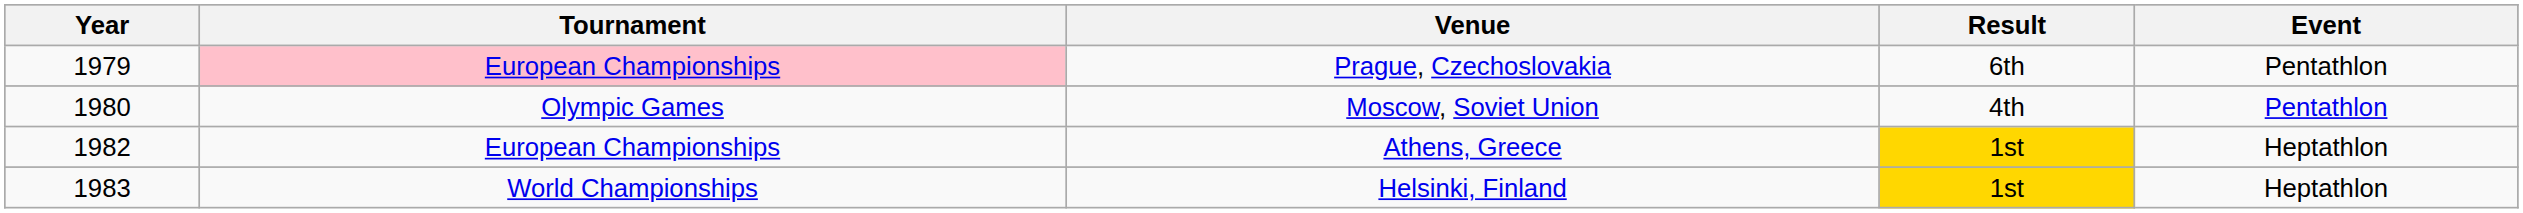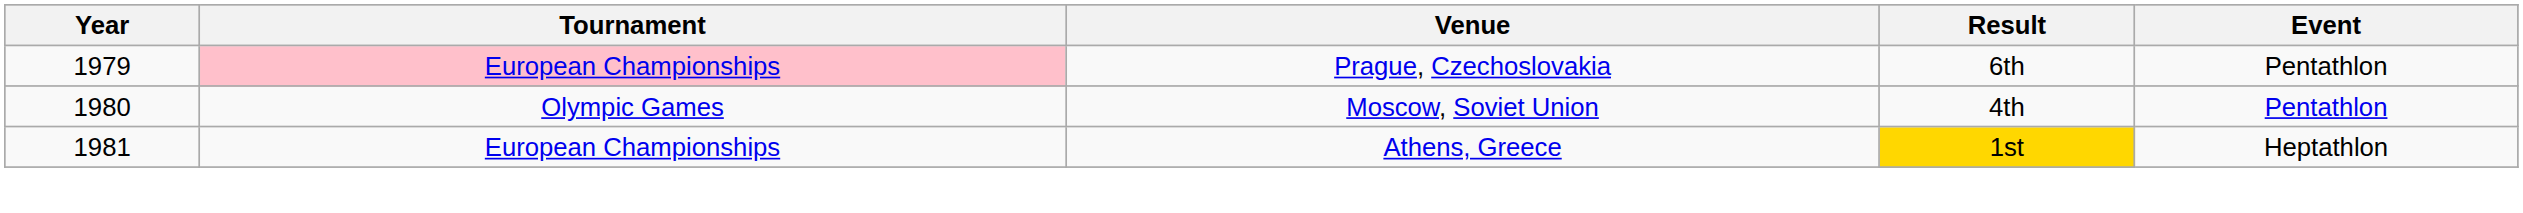(102, 147) 1982 -> (102, 147) 1981
- row: (1473, 188)
